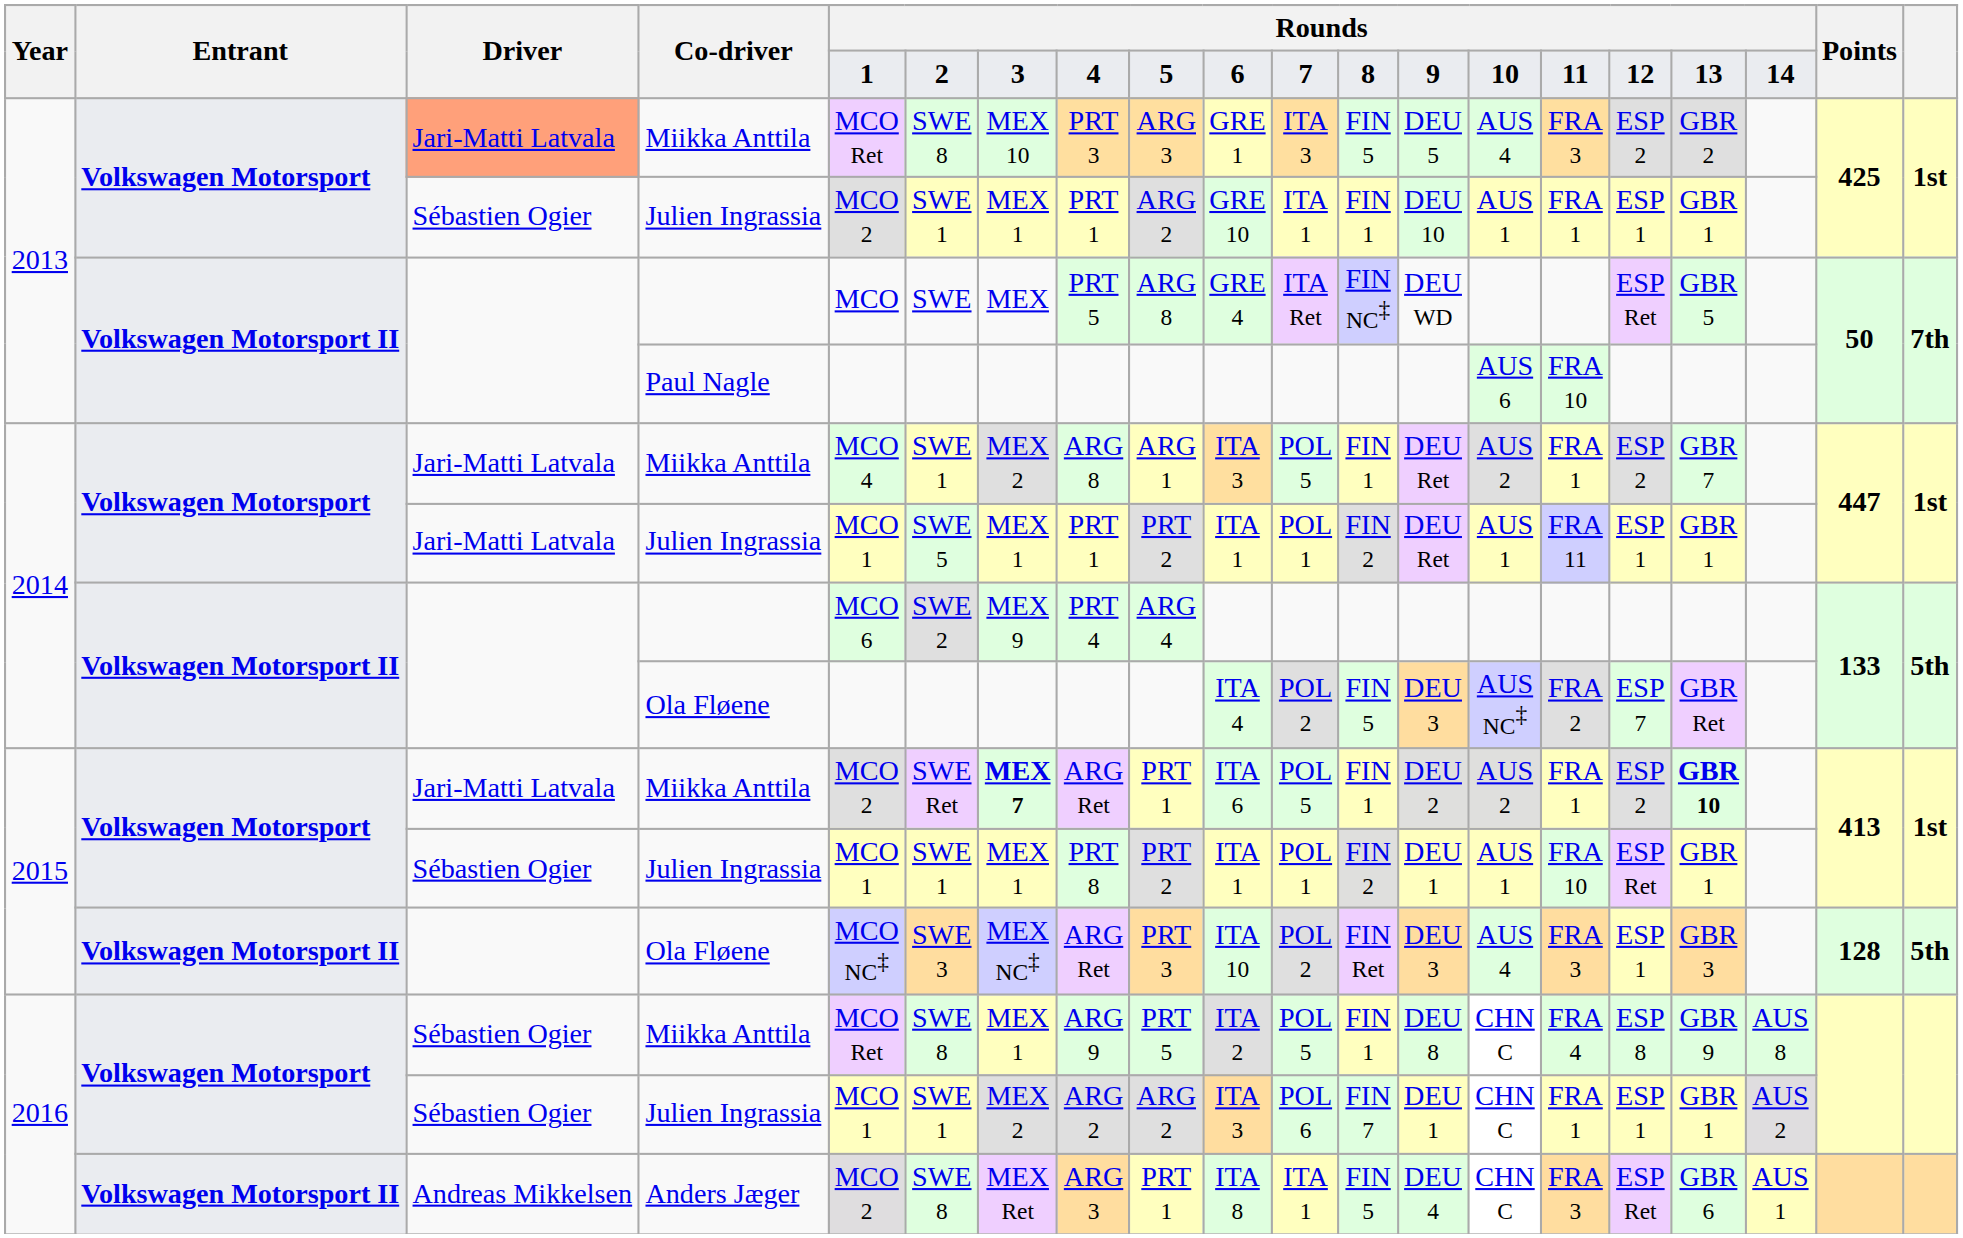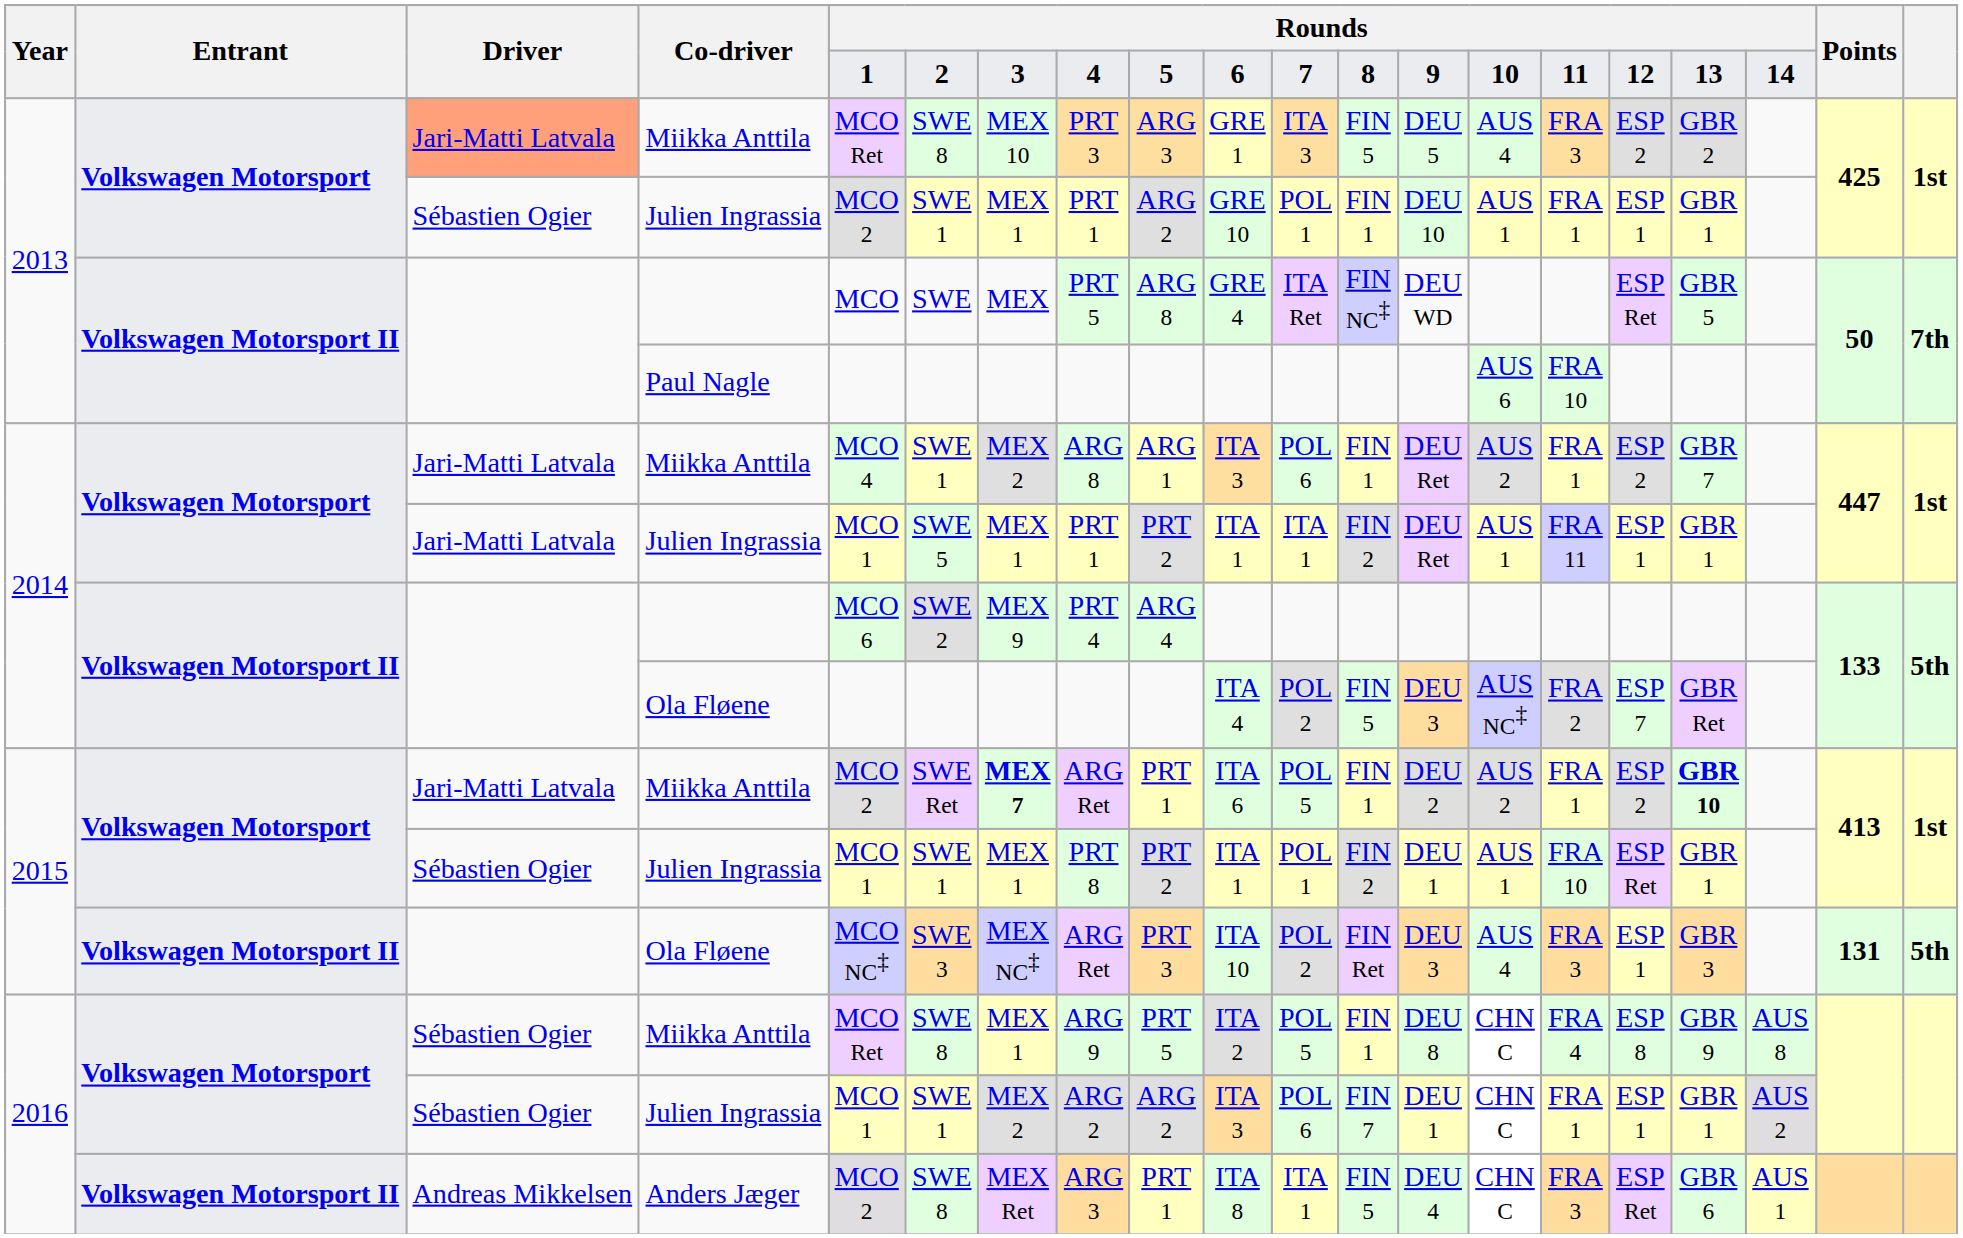(1306, 215) ITA 1 -> (1306, 215) POL 1
(1306, 461) POL 5 -> (1306, 461) POL 6
(1306, 540) POL 1 -> (1306, 540) ITA 1
(1859, 950) 128 -> (1859, 950) 131
